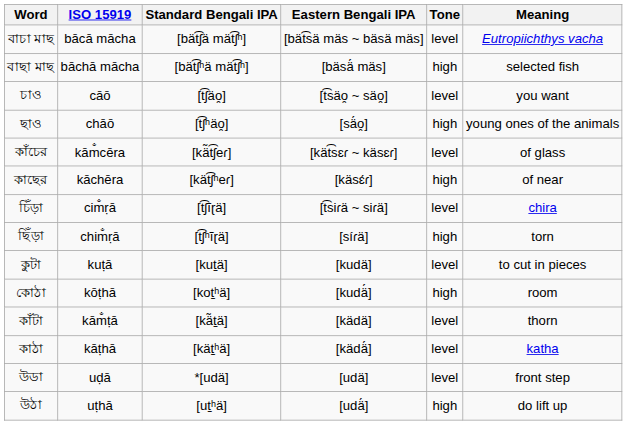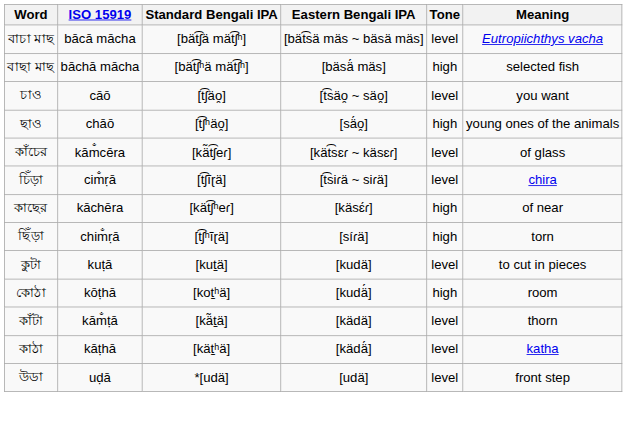rows swapped: (31, 179) <-> (31, 208)
- row: (31, 405)
